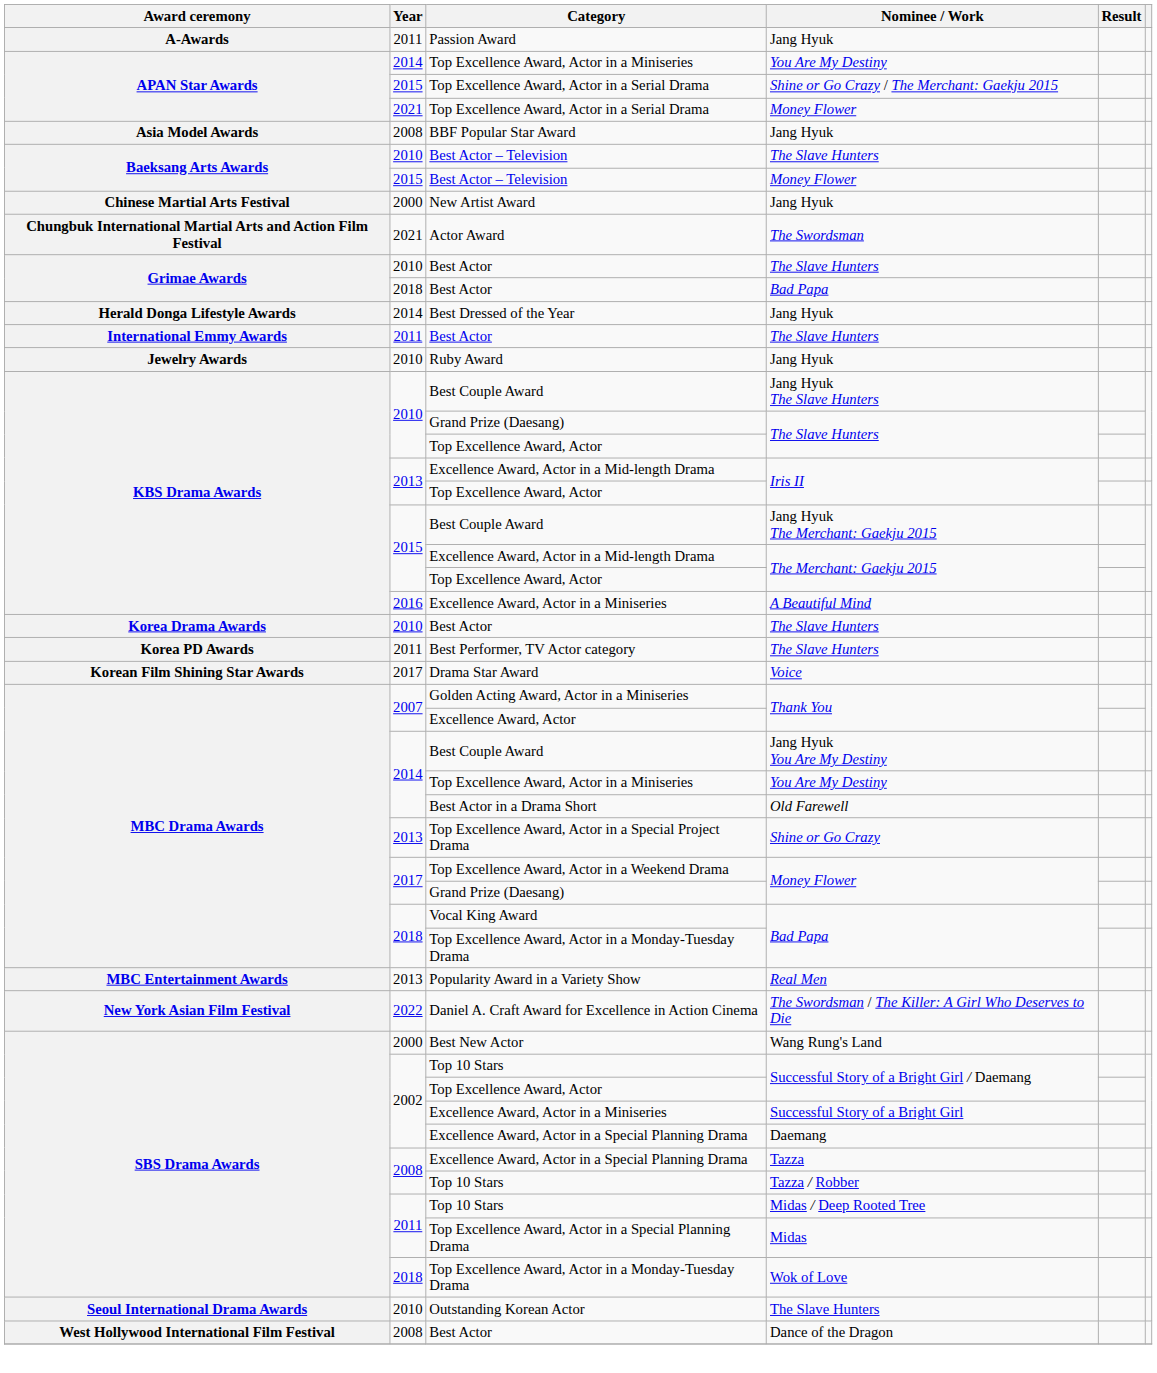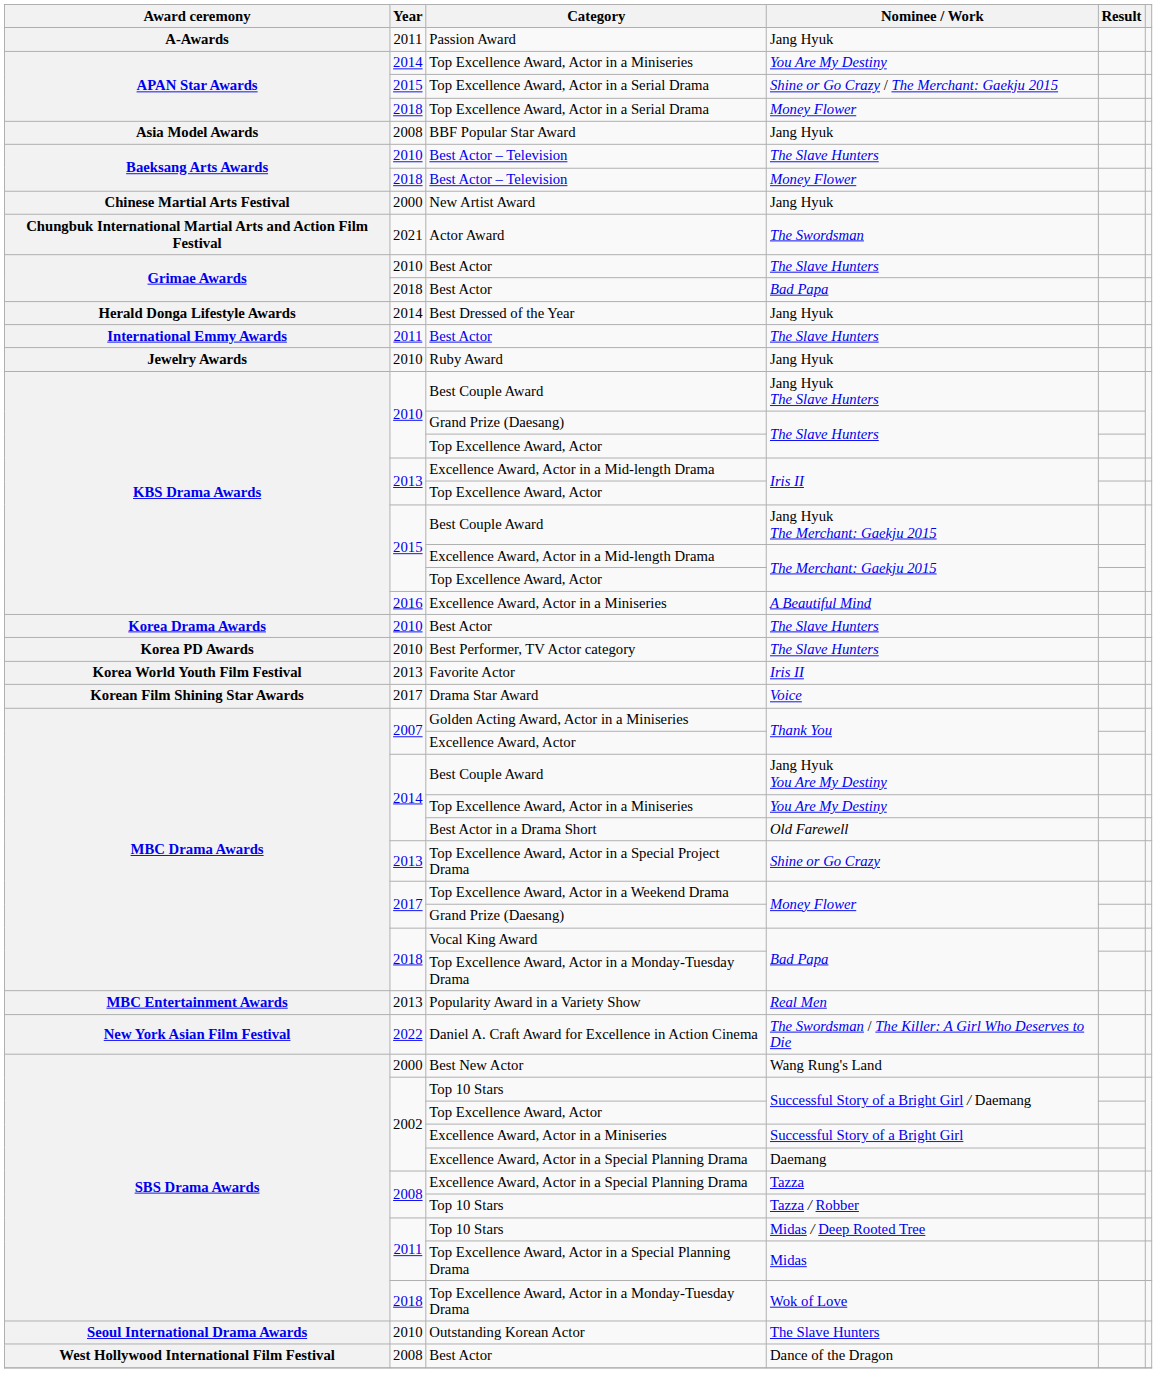(408, 109) 2021 -> (408, 109) 2018
(408, 179) 2015 -> (408, 179) 2018
(408, 649) 2011 -> (408, 649) 2010
+ row: (472, 672)
